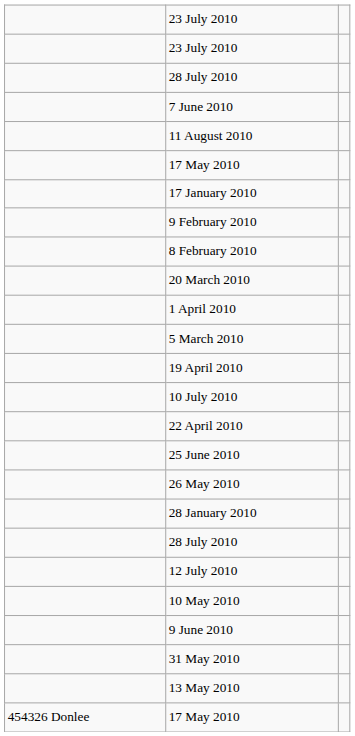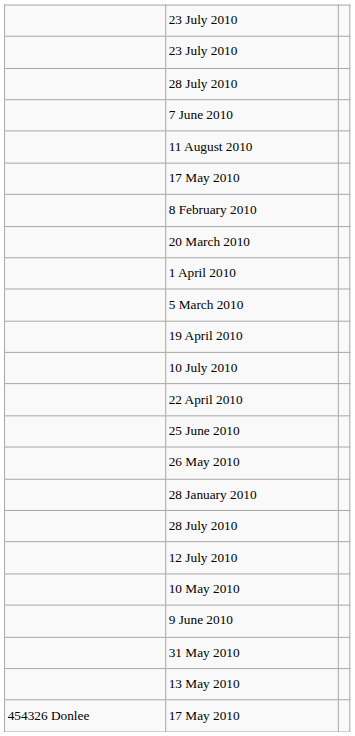- row: (85, 194)
- row: (85, 223)
